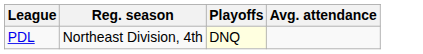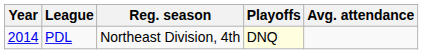+ column: (23, 15)
